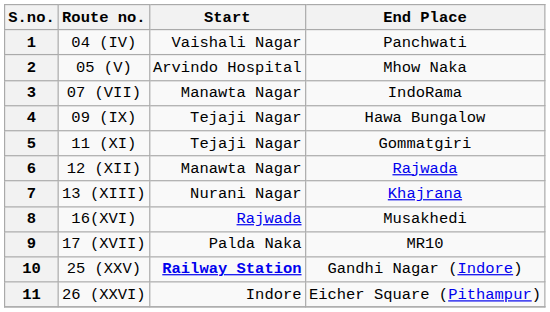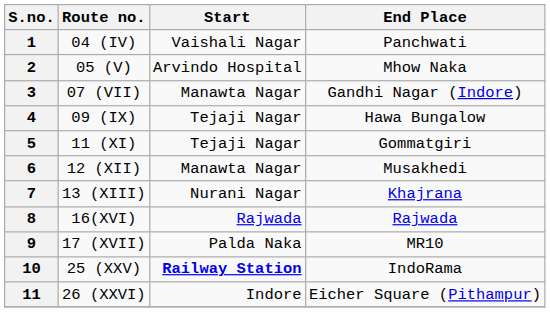(425, 93) IndoRama -> (425, 93) Gandhi Nagar (Indore)
(425, 168) Rajwada -> (425, 168) Musakhedi
(425, 219) Musakhedi -> (425, 219) Rajwada
(425, 269) Gandhi Nagar (Indore) -> (425, 269) IndoRama
